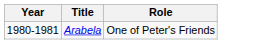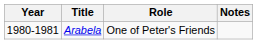+ column: (235, 13)
